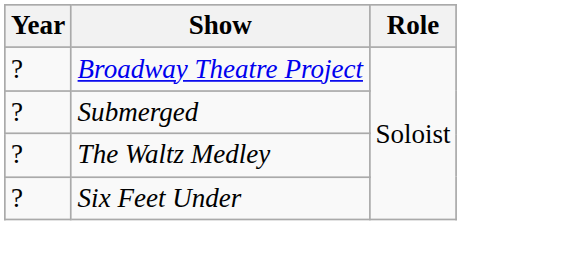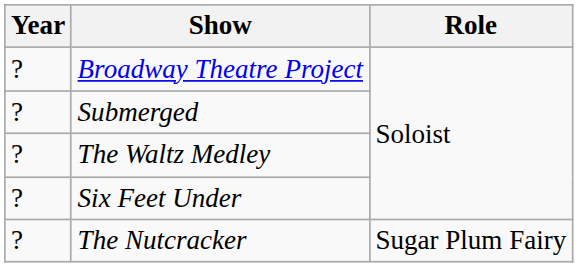+ row: (162, 240)
